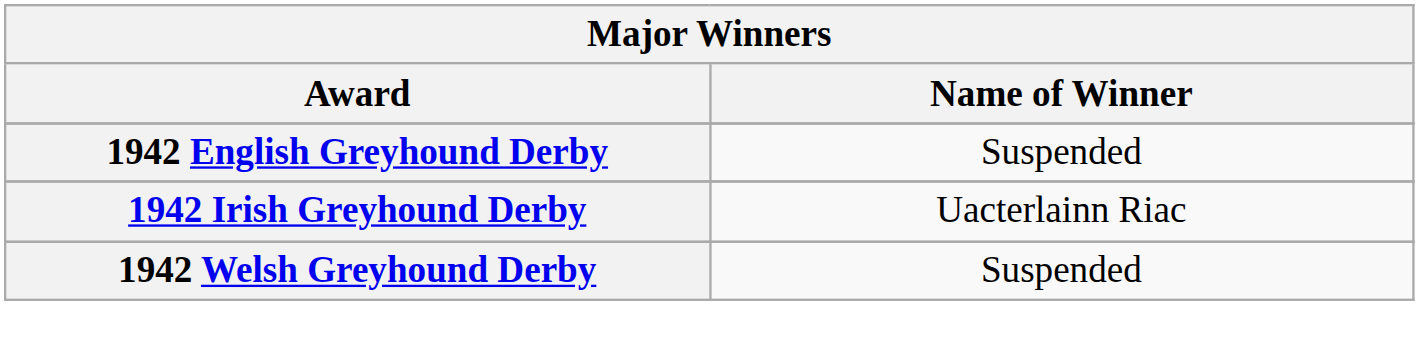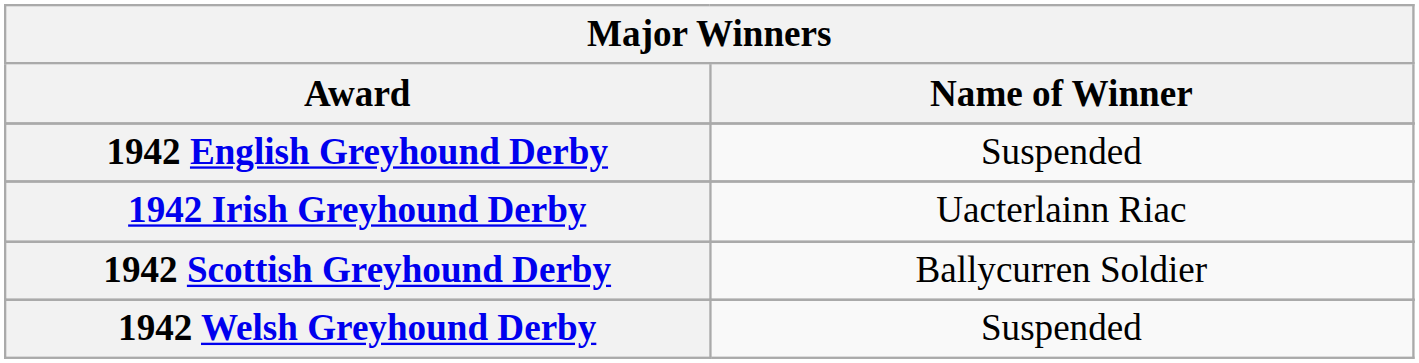+ row: (357, 269)
